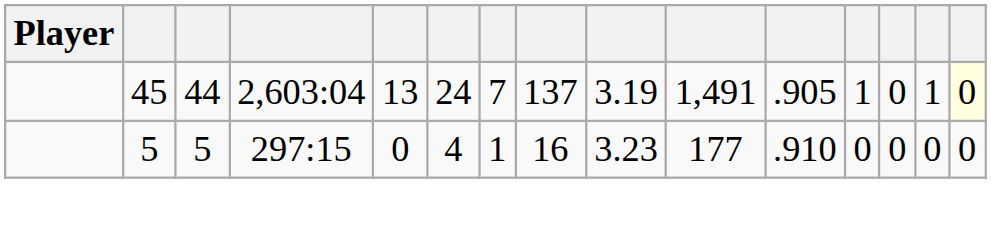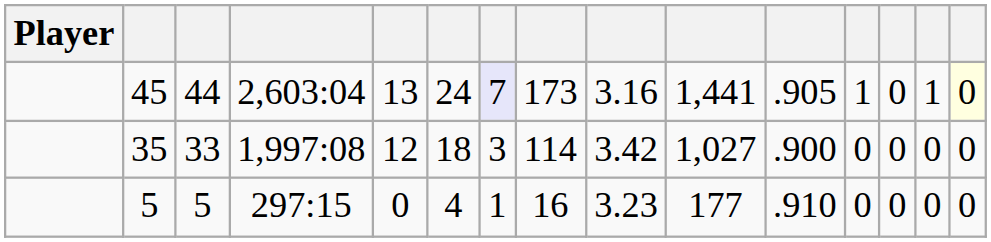(497, 90) no background -> (497, 90) lavender background
(550, 90) 137 -> (550, 90) 173
(626, 90) 3.19 -> (626, 90) 3.16
(716, 90) 1,491 -> (716, 90) 1,441
+ row: (149, 148)
